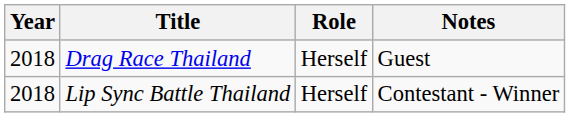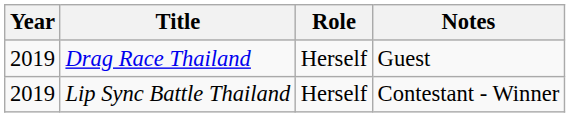(32, 58) 2018 -> (32, 58) 2019
(32, 93) 2018 -> (32, 93) 2019
